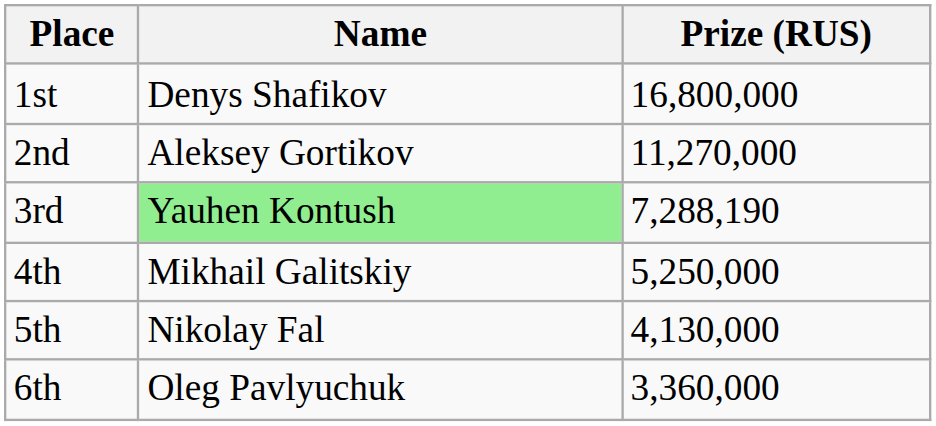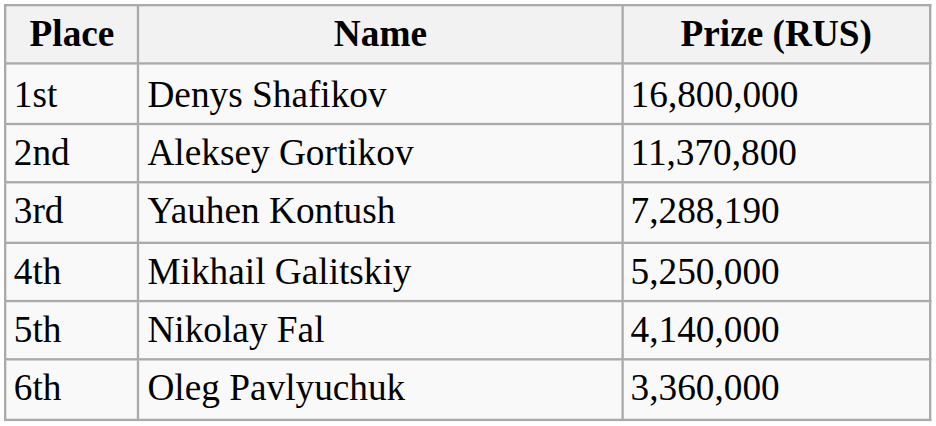(714, 152) 11,270,000 -> (714, 152) 11,370,800
(271, 211) lightgreen background -> (271, 211) no background
(705, 329) 4,130,000 -> (705, 329) 4,140,000
